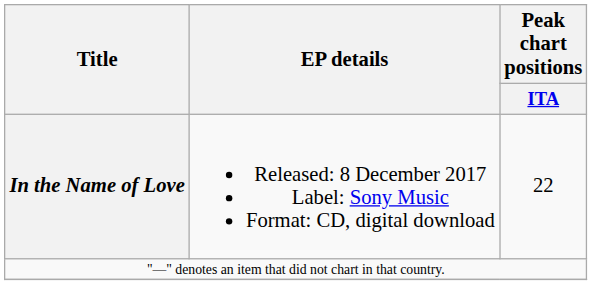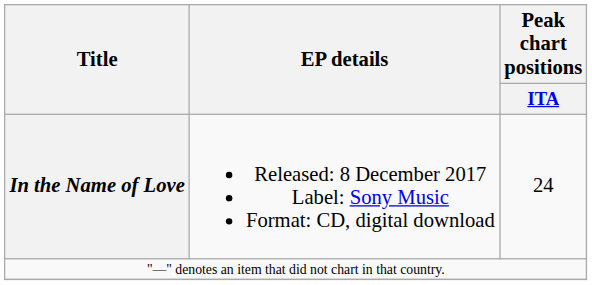(543, 186) 22 -> (543, 186) 24
